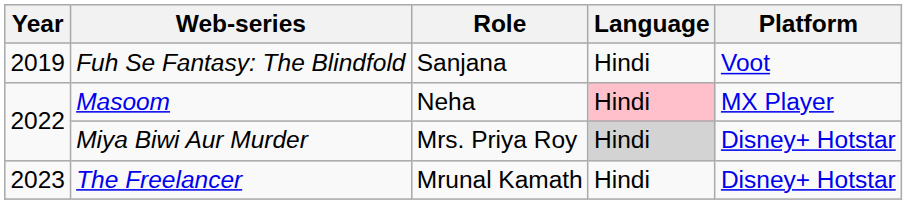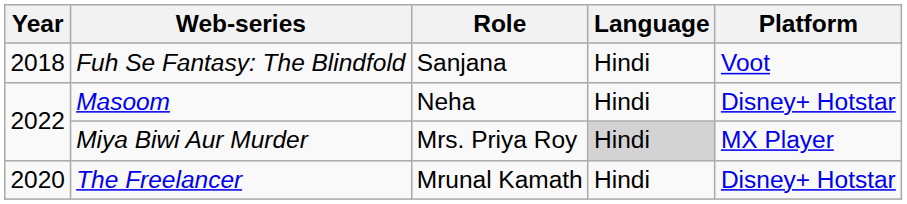(38, 62) 2019 -> (38, 62) 2018
(622, 101) pink background -> (622, 101) no background
(777, 101) MX Player -> (808, 101) Disney+ Hotstar
(808, 140) Disney+ Hotstar -> (777, 140) MX Player
(38, 179) 2023 -> (38, 179) 2020
